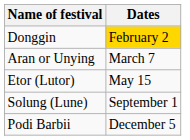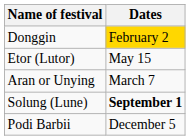rows swapped: (51, 59) <-> (41, 80)
(143, 102) normal -> (145, 102) bold
